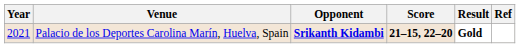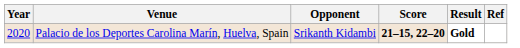(19, 33) 2021 -> (19, 33) 2020
(339, 33) bold -> (335, 33) normal
